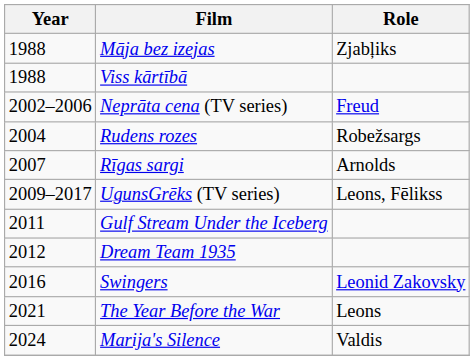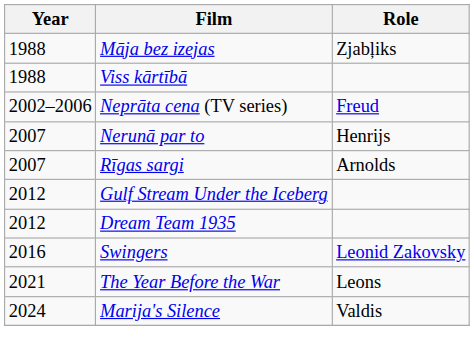- row: (149, 135)
+ row: (152, 135)
- row: (190, 194)
(27, 223) 2011 -> (27, 194) 2012
